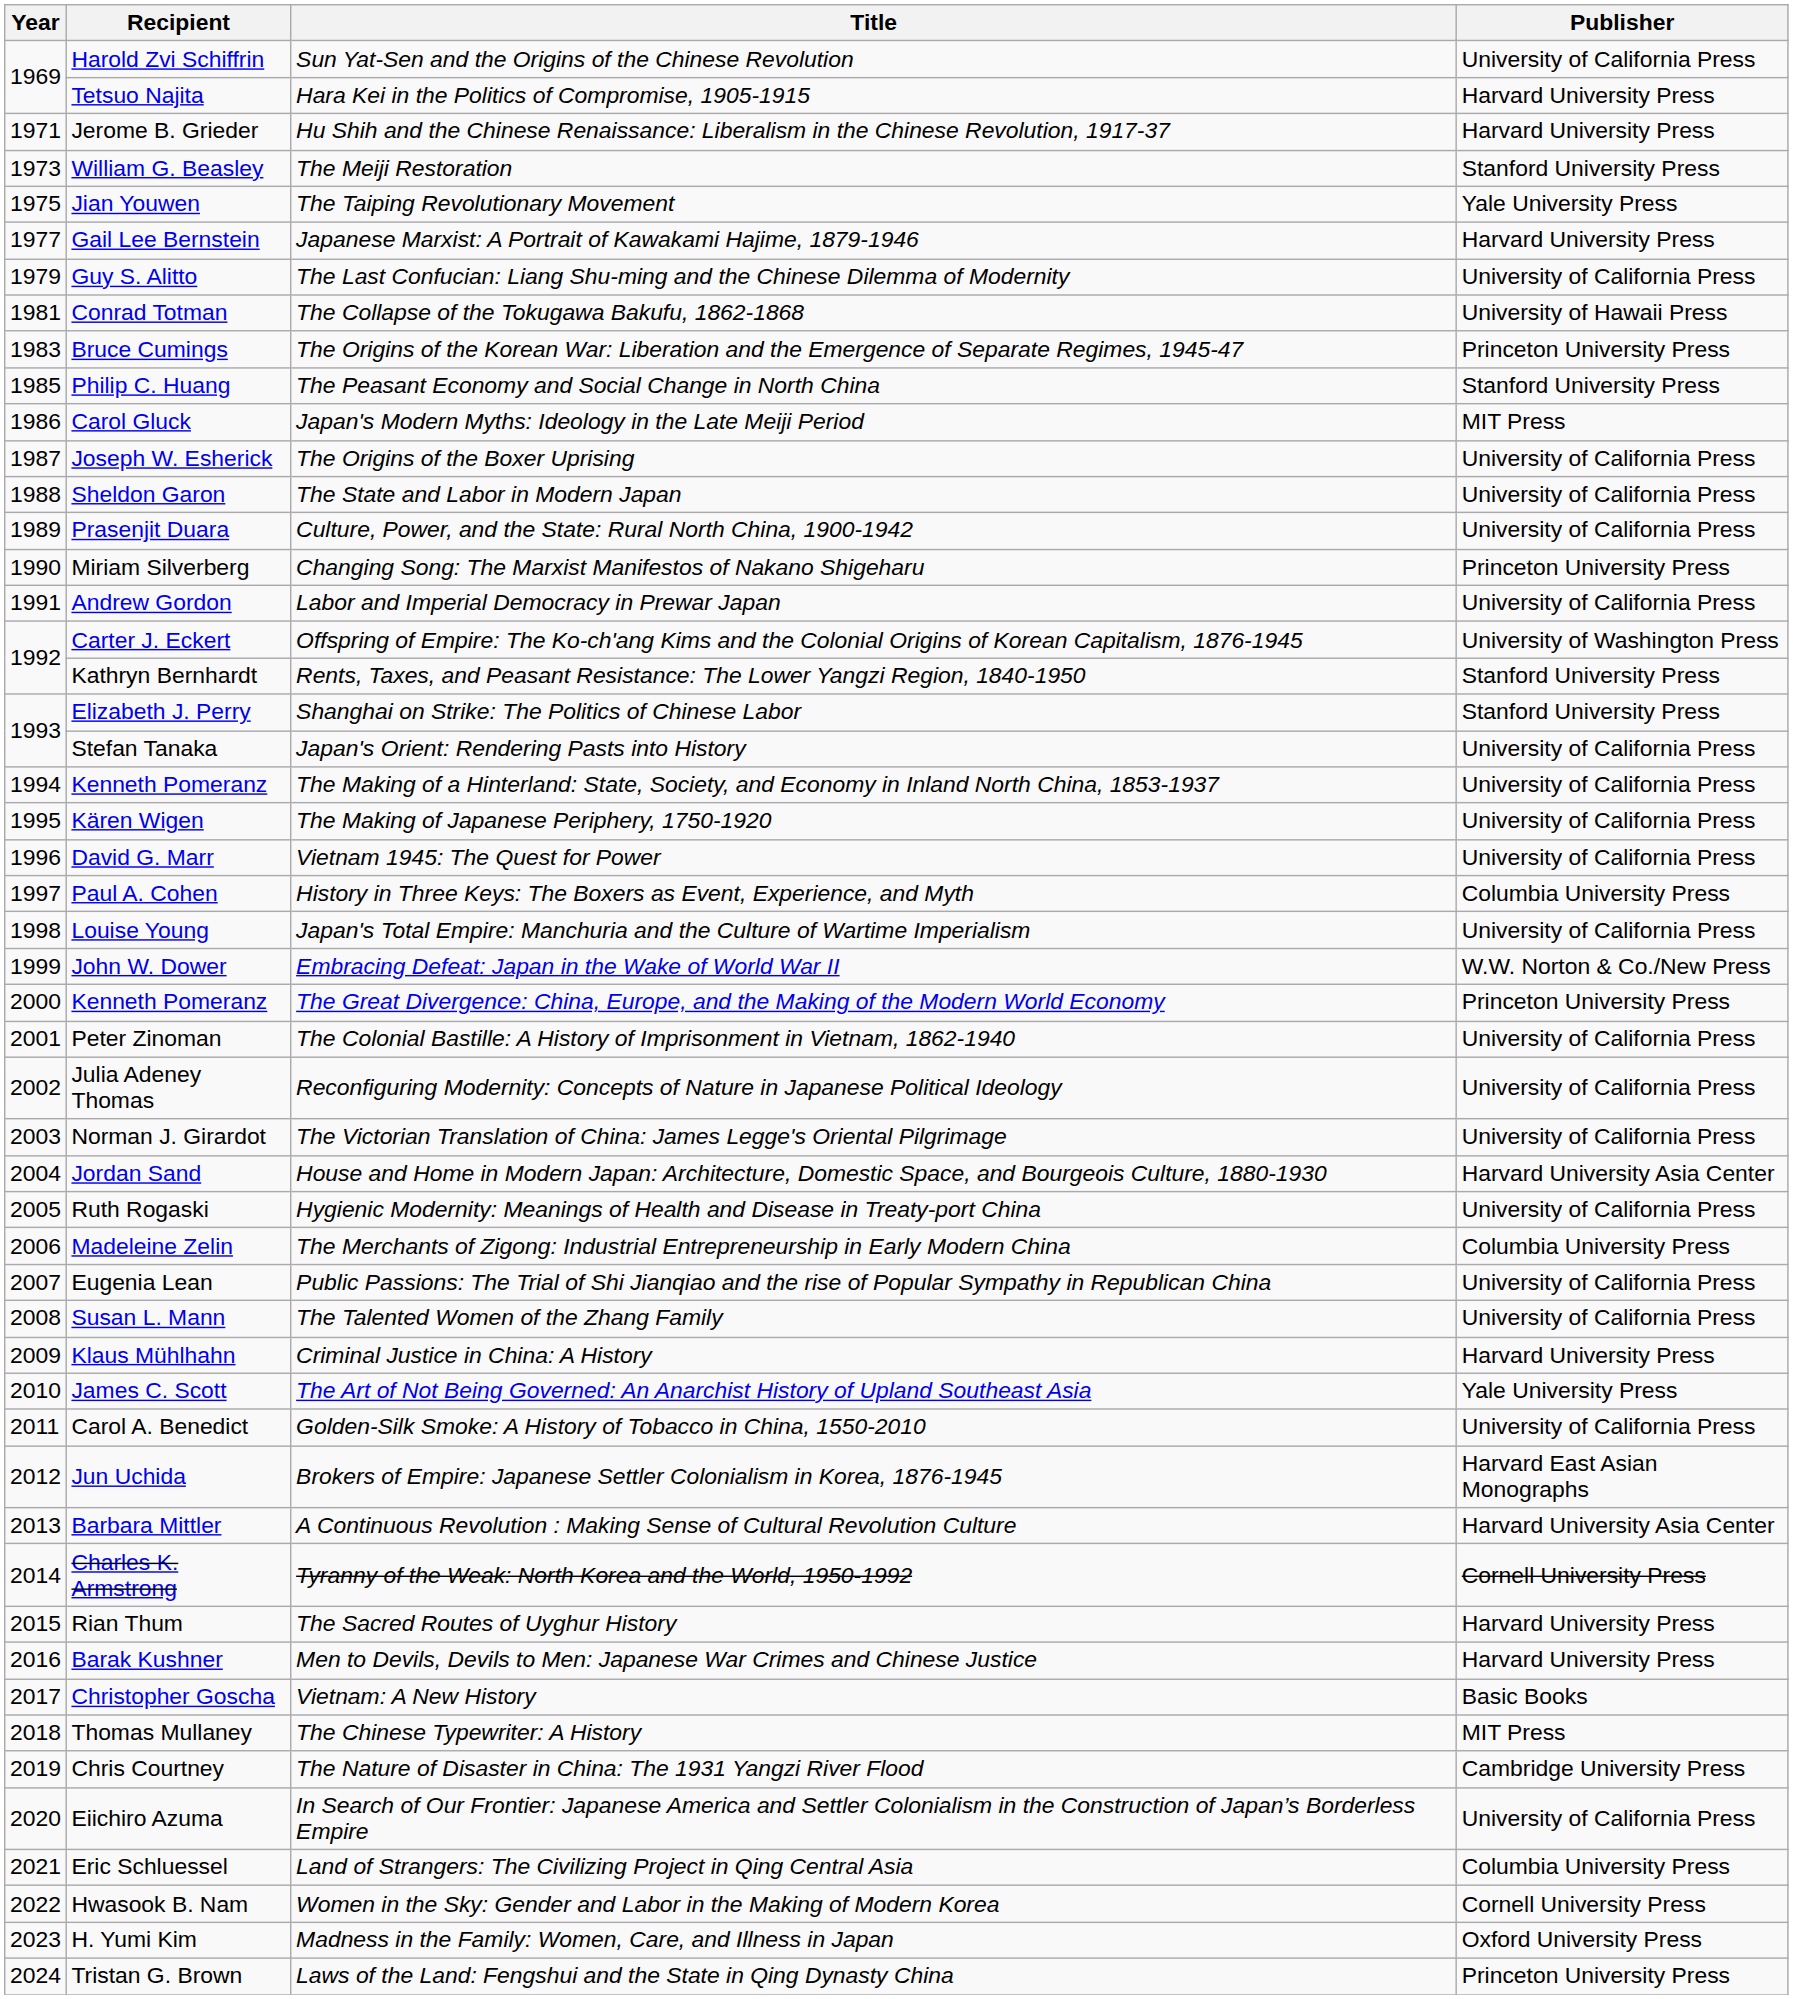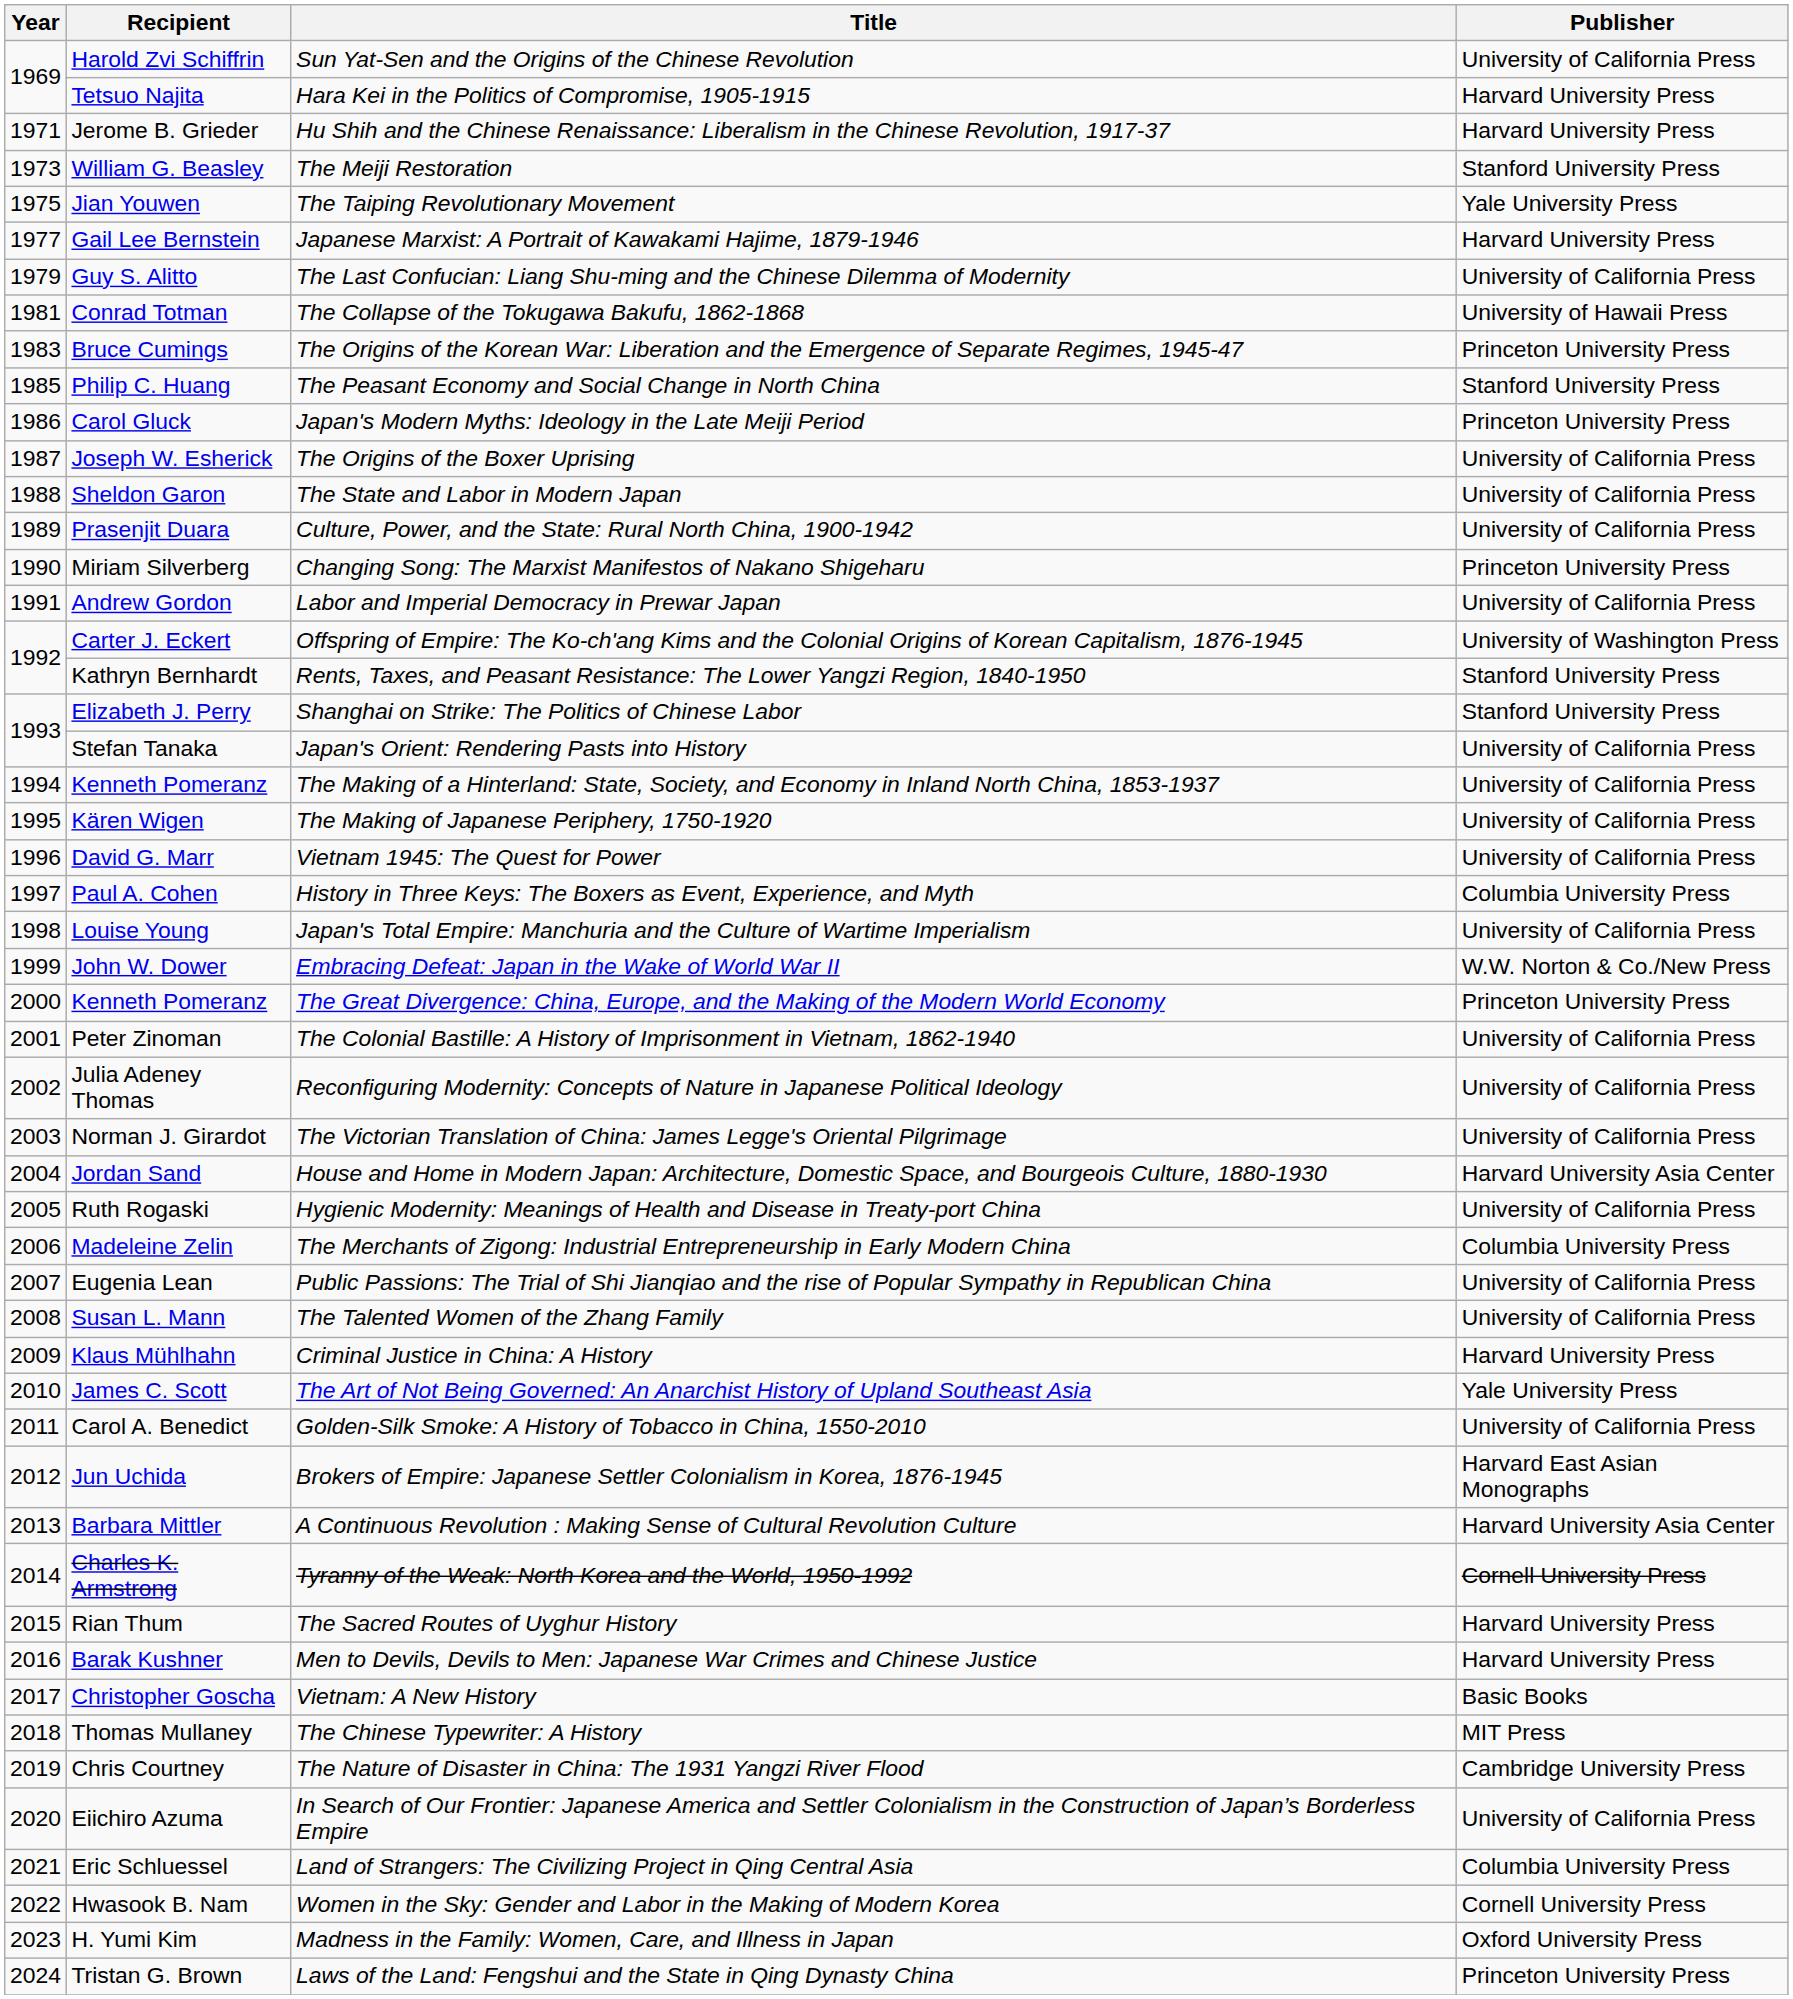(1514, 421) MIT Press -> (1596, 421) Princeton University Press
